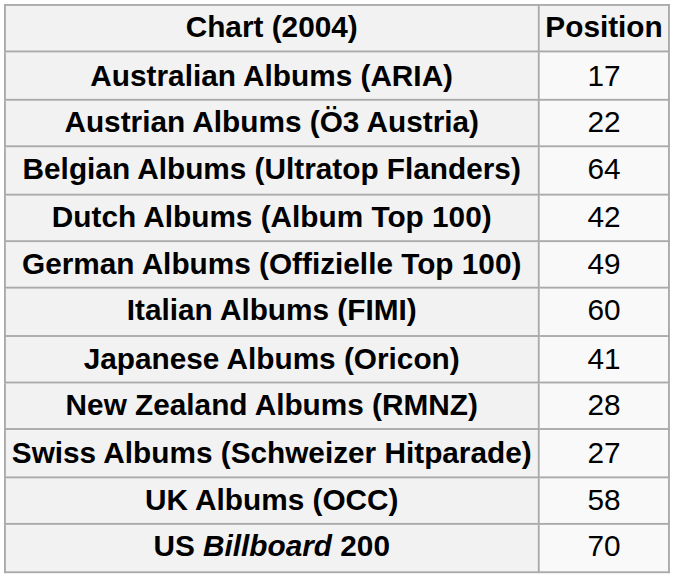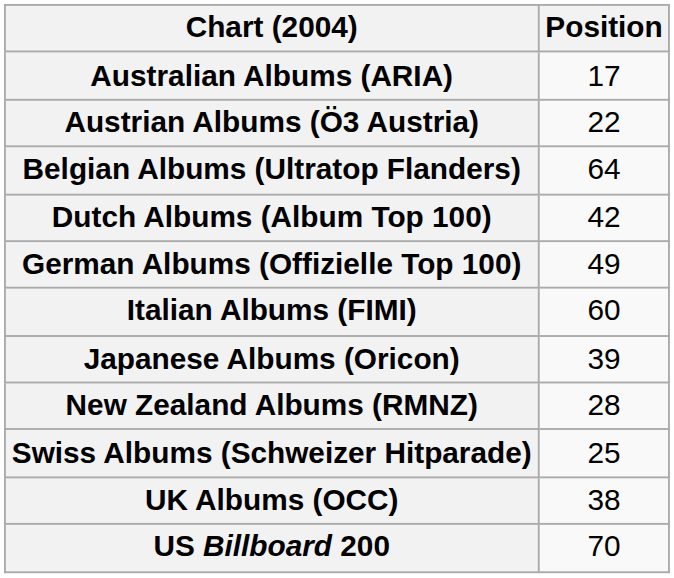(604, 358) 41 -> (604, 358) 39
(604, 452) 27 -> (604, 452) 25
(604, 500) 58 -> (604, 500) 38
